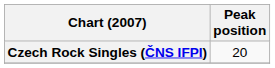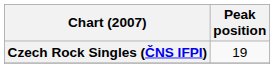(240, 52) 20 -> (240, 52) 19
